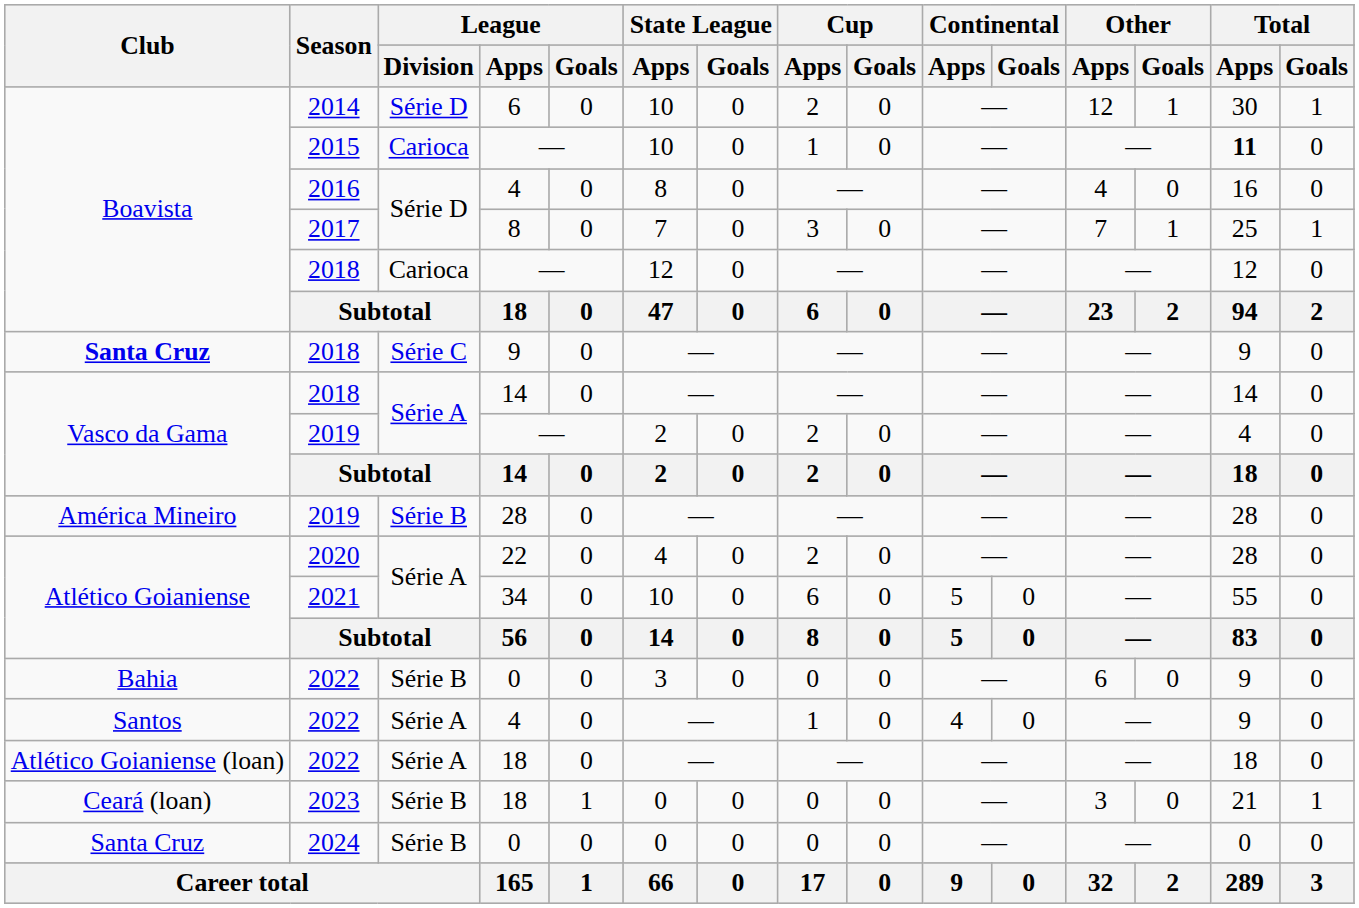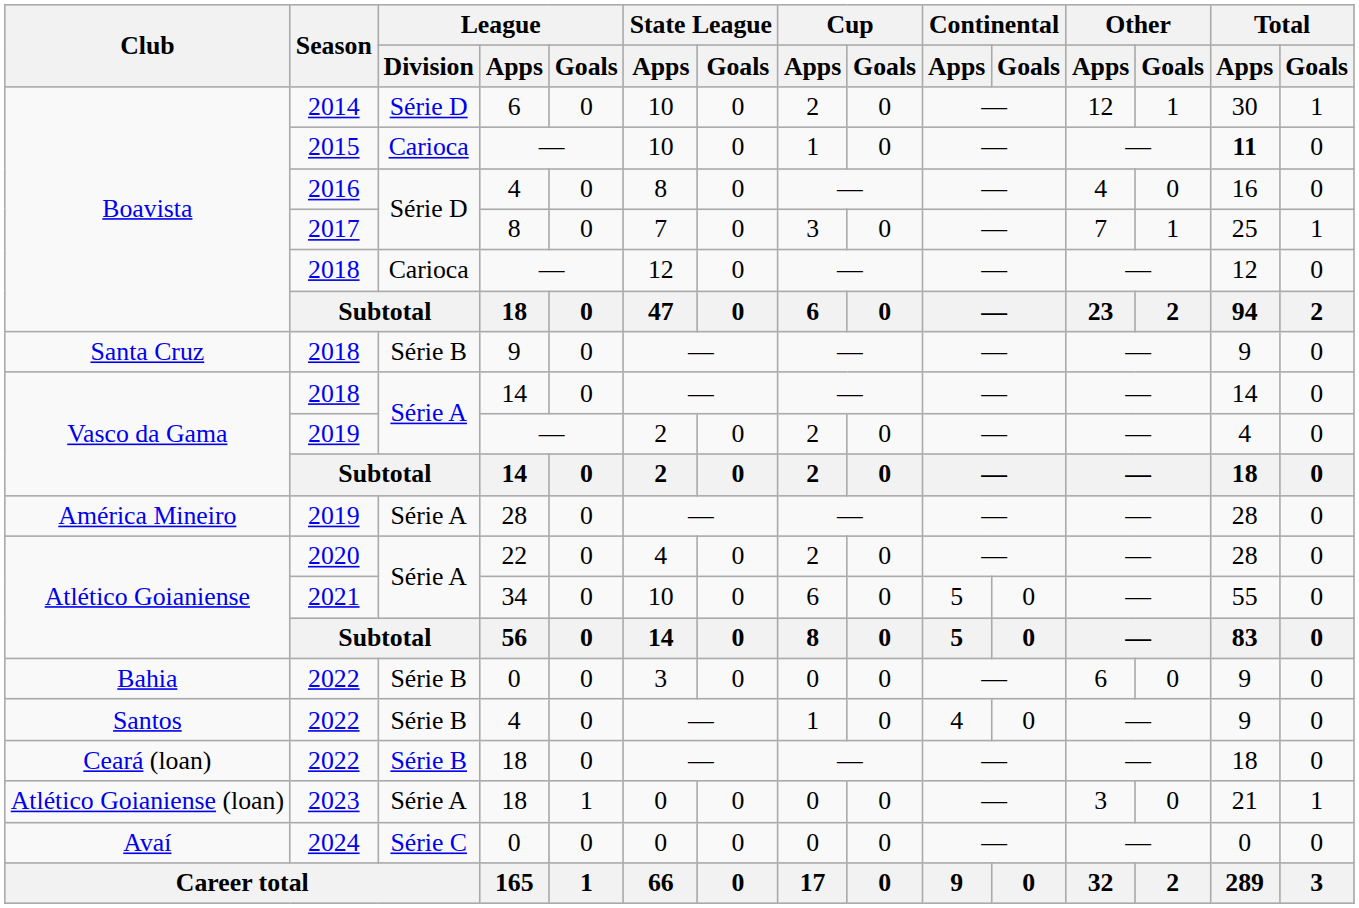(147, 351) bold -> (147, 351) normal
(429, 351) Série C -> (429, 351) Série B
(429, 515) Série B -> (429, 515) Série A
(429, 719) Série A -> (429, 719) Série B
(147, 760) Atlético Goianiense (loan) -> (147, 760) Ceará (loan)
(429, 760) Série A -> (429, 760) Série B
(147, 801) Ceará (loan) -> (147, 801) Atlético Goianiense (loan)
(429, 801) Série B -> (429, 801) Série A
(147, 842) Santa Cruz -> (147, 842) Avaí
(429, 842) Série B -> (429, 842) Série C
